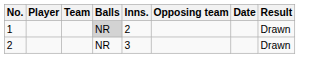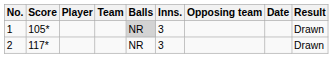+ column: (43, 13)
(127, 29) 2 -> (161, 29) 3
